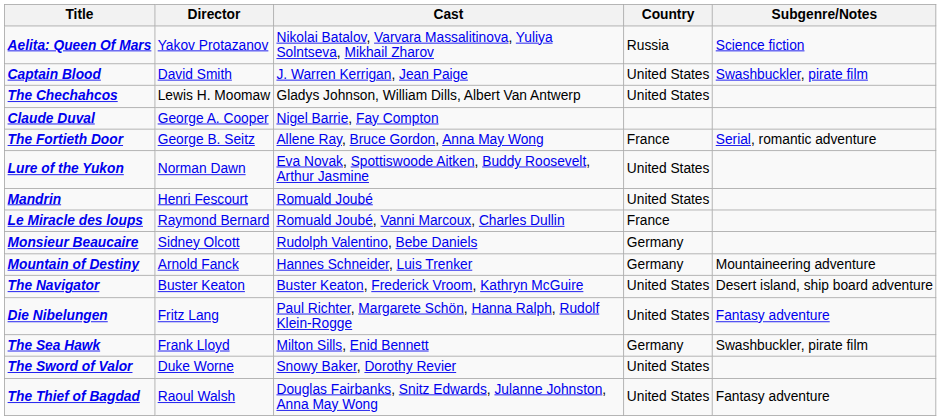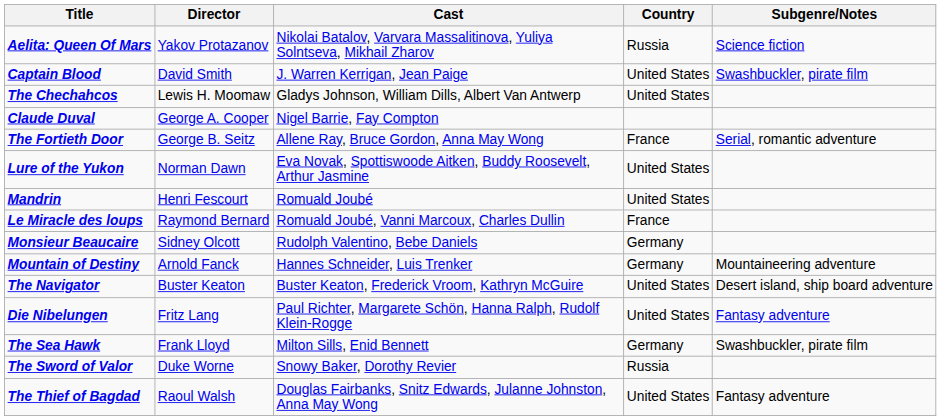(668, 367) United States -> (648, 367) Russia
